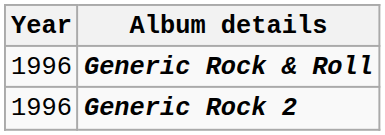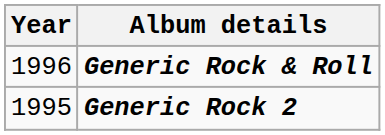(41, 108) 1996 -> (41, 108) 1995
